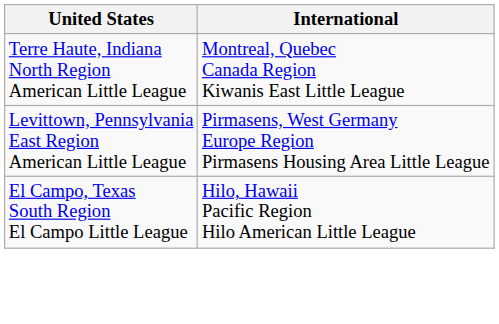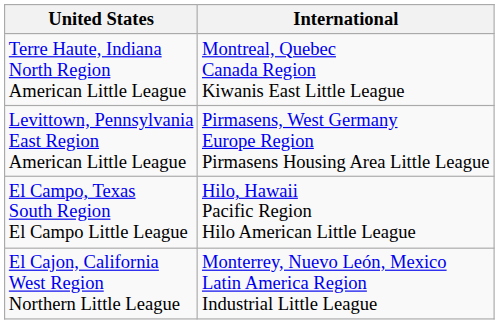+ row: (94, 283)
